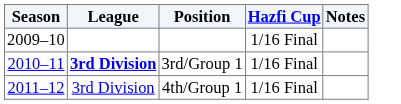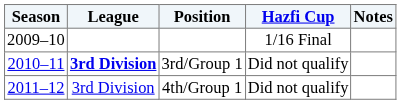(284, 63) 1/16 Final -> (298, 63) Did not qualify
(284, 87) 1/16 Final -> (298, 87) Did not qualify
